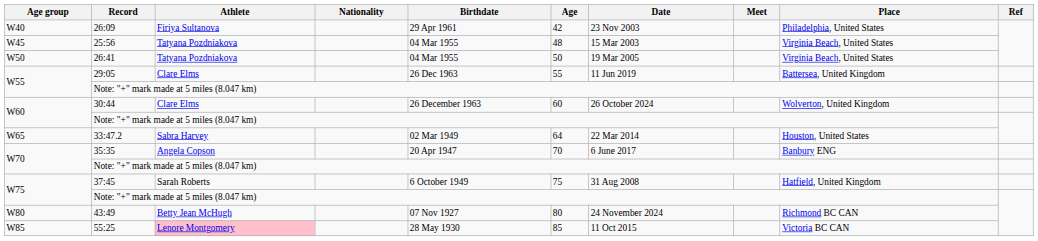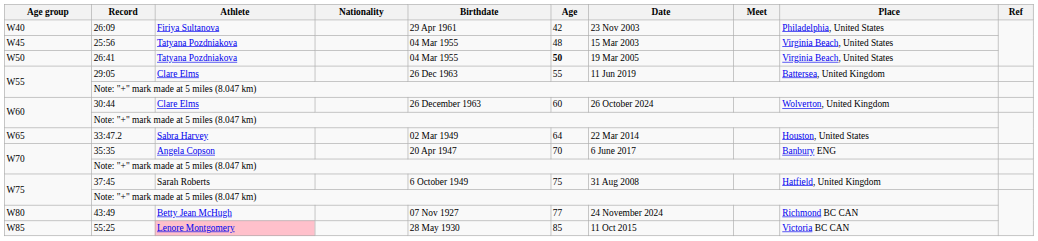(558, 58) normal -> (558, 58) bold
(558, 213) 80 -> (558, 213) 77
